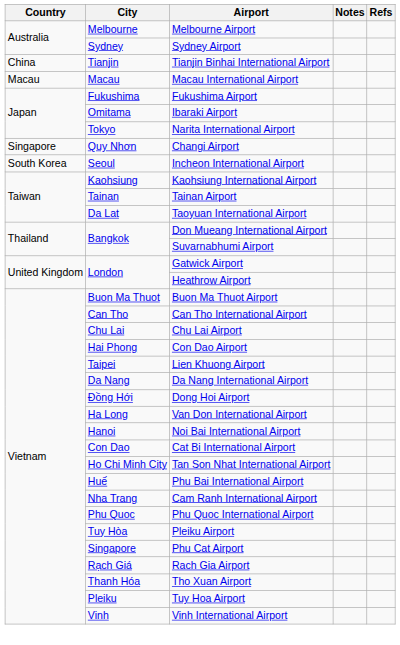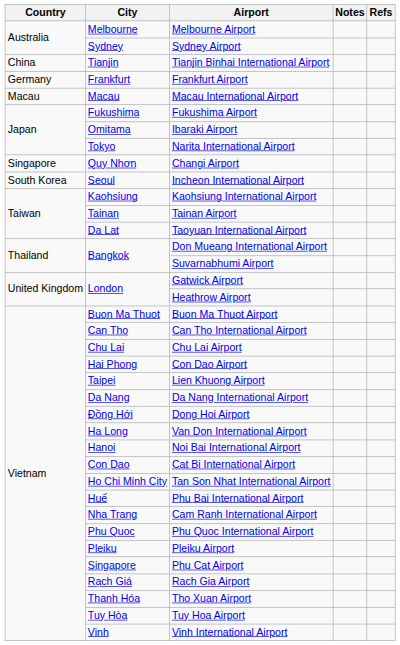+ row: (210, 79)
(108, 532) Tuy Hòa -> (102, 548) Pleiku
(102, 599) Pleiku -> (108, 615) Tuy Hòa
